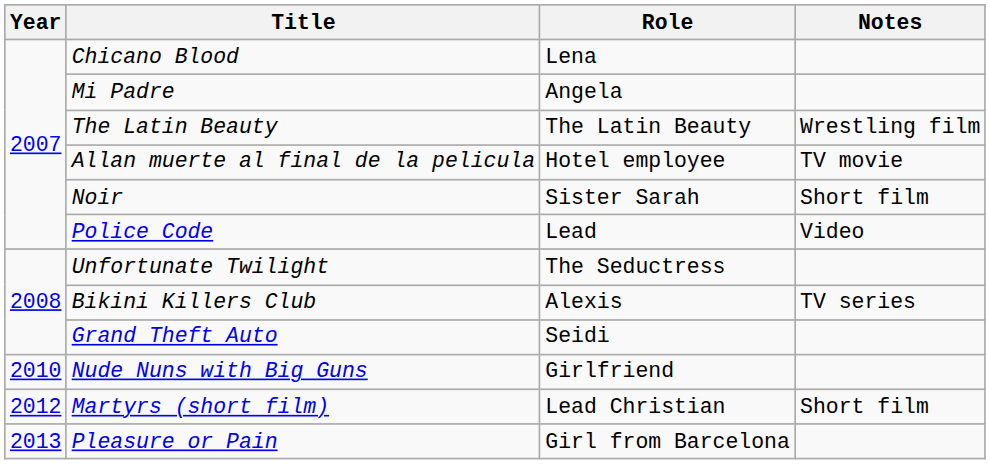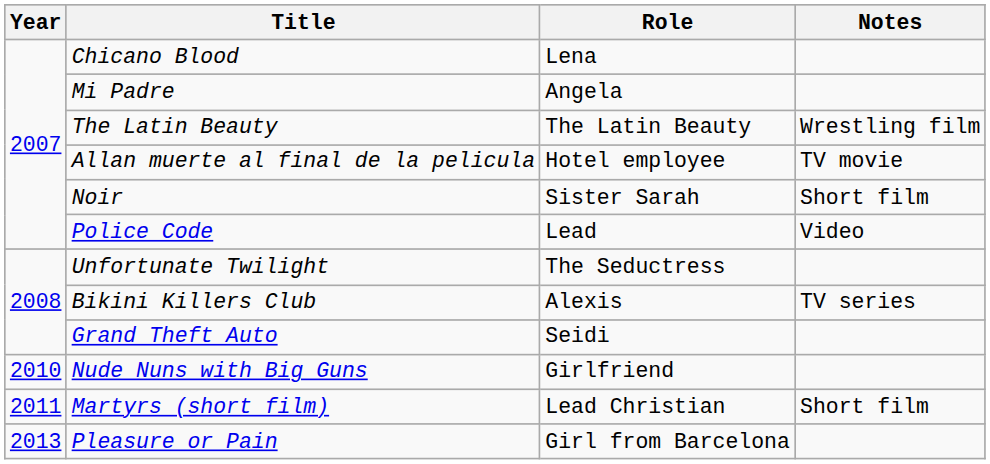(36, 407) 2012 -> (36, 407) 2011
